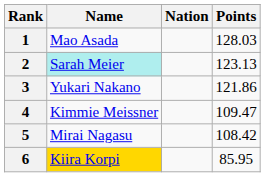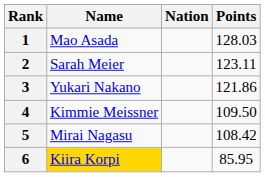(87, 64) paleturquoise background -> (87, 64) no background
(236, 64) 123.13 -> (236, 64) 123.11
(236, 111) 109.47 -> (236, 111) 109.50
